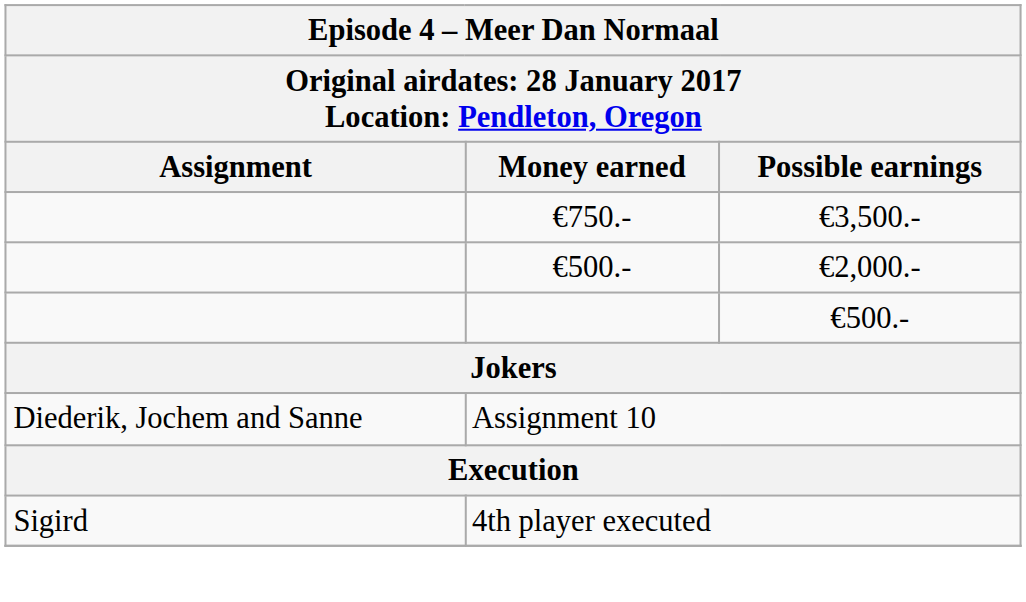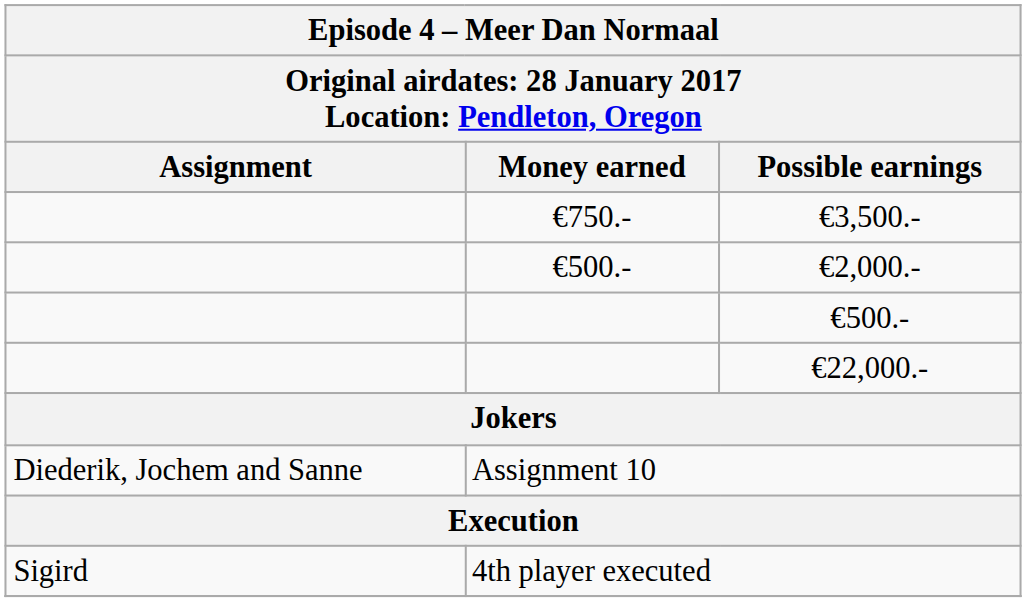+ row: (870, 368)
